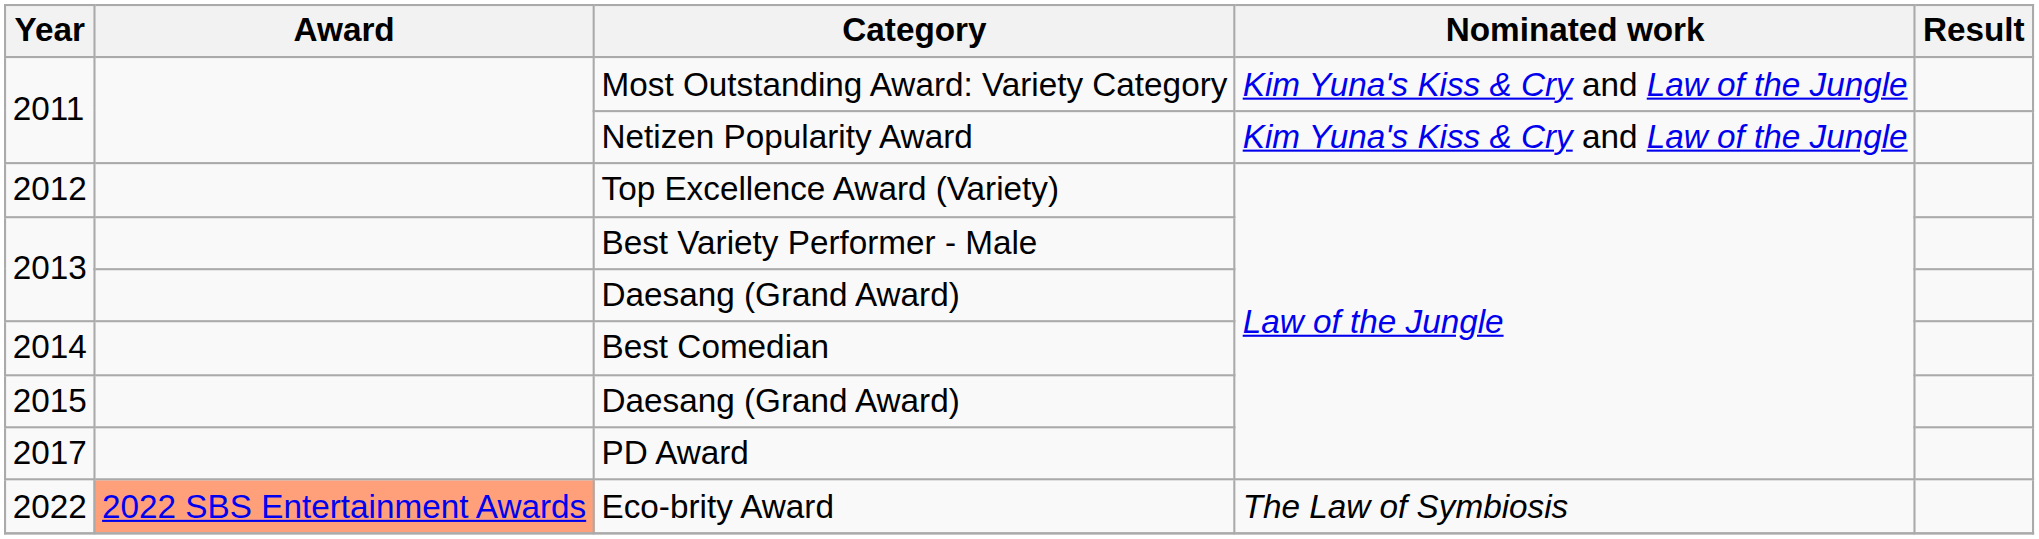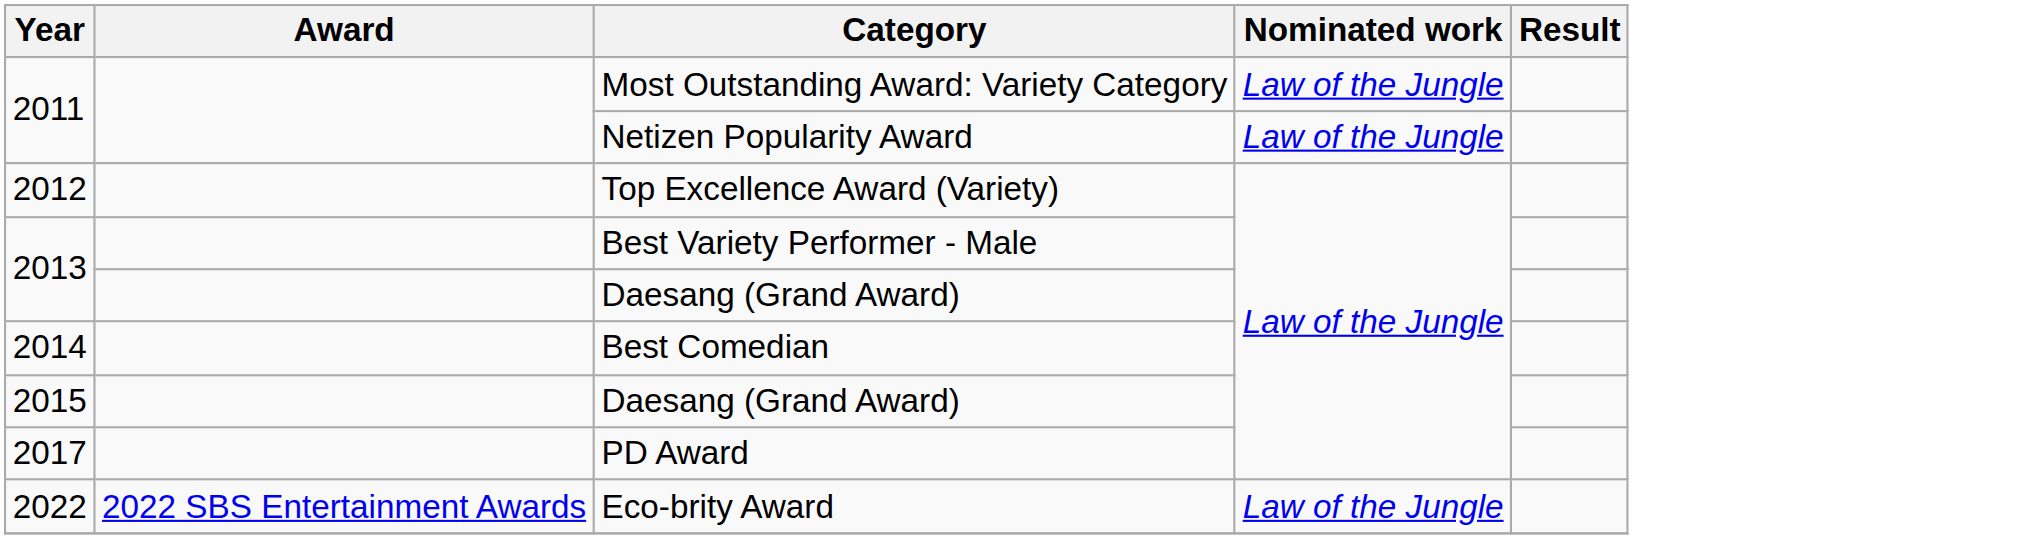(1575, 83) Kim Yuna's Kiss & Cry and Law of the Jungle -> (1373, 83) Law of the Jungle
(1575, 136) Kim Yuna's Kiss & Cry and Law of the Jungle -> (1373, 136) Law of the Jungle
(344, 505) lightsalmon background -> (344, 505) no background
(1405, 505) The Law of Symbiosis -> (1373, 505) Law of the Jungle
